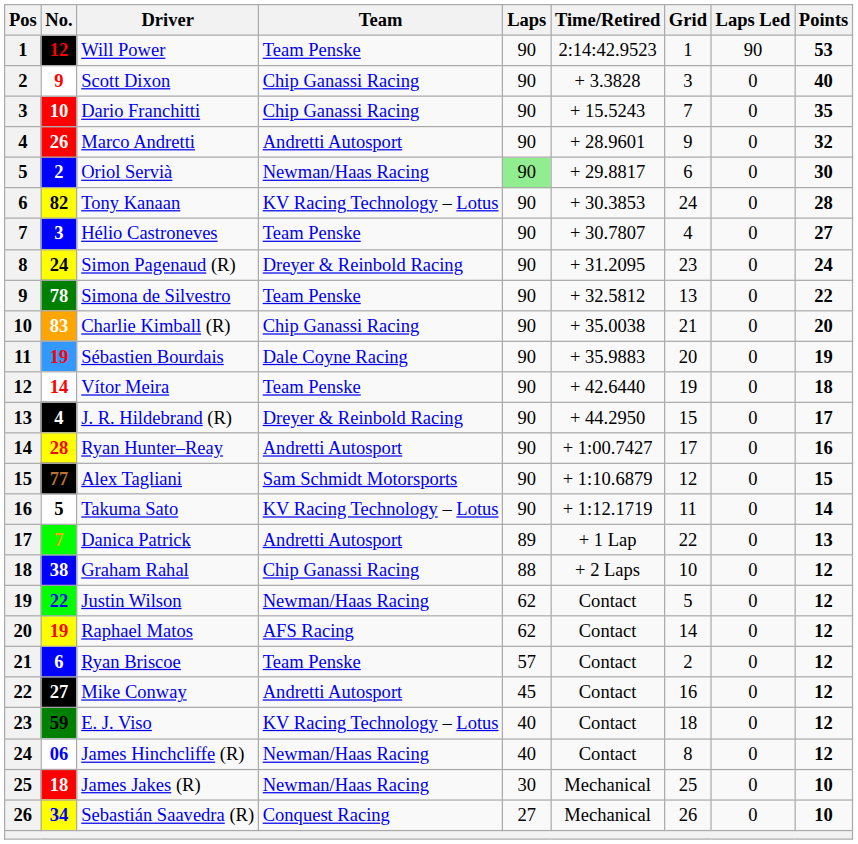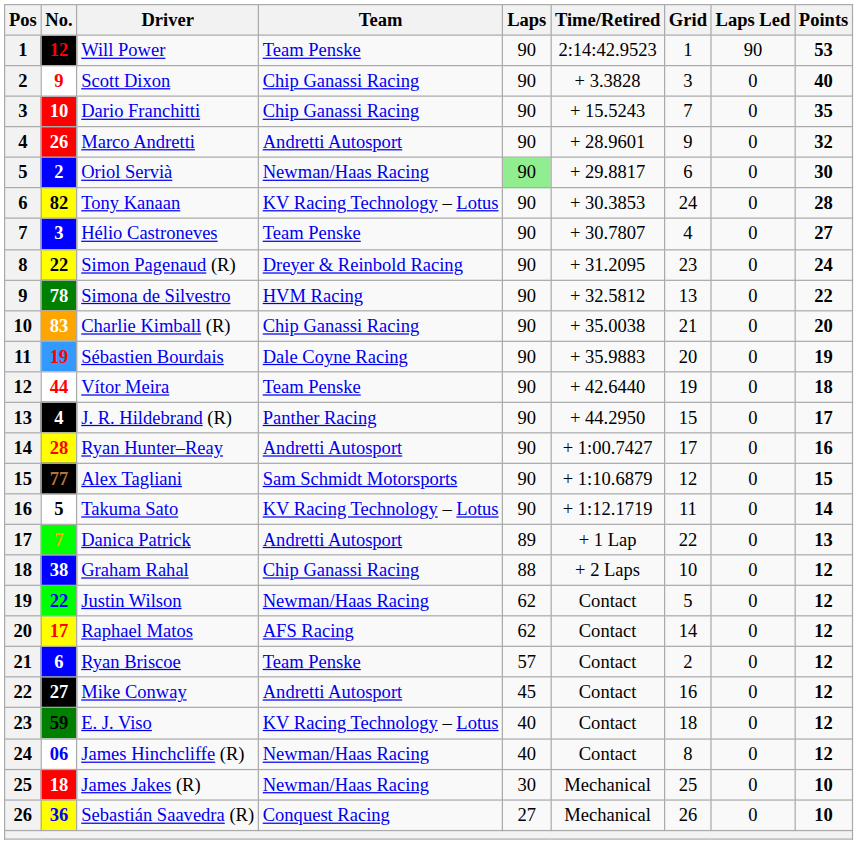(59, 264) 24 -> (59, 264) 22
(312, 295) Team Penske -> (313, 295) HVM Racing
(59, 386) 14 -> (59, 386) 44
(363, 417) Dreyer & Reinbold Racing -> (320, 417) Panther Racing
(59, 631) 19 -> (59, 631) 17
(59, 814) 34 -> (59, 814) 36
